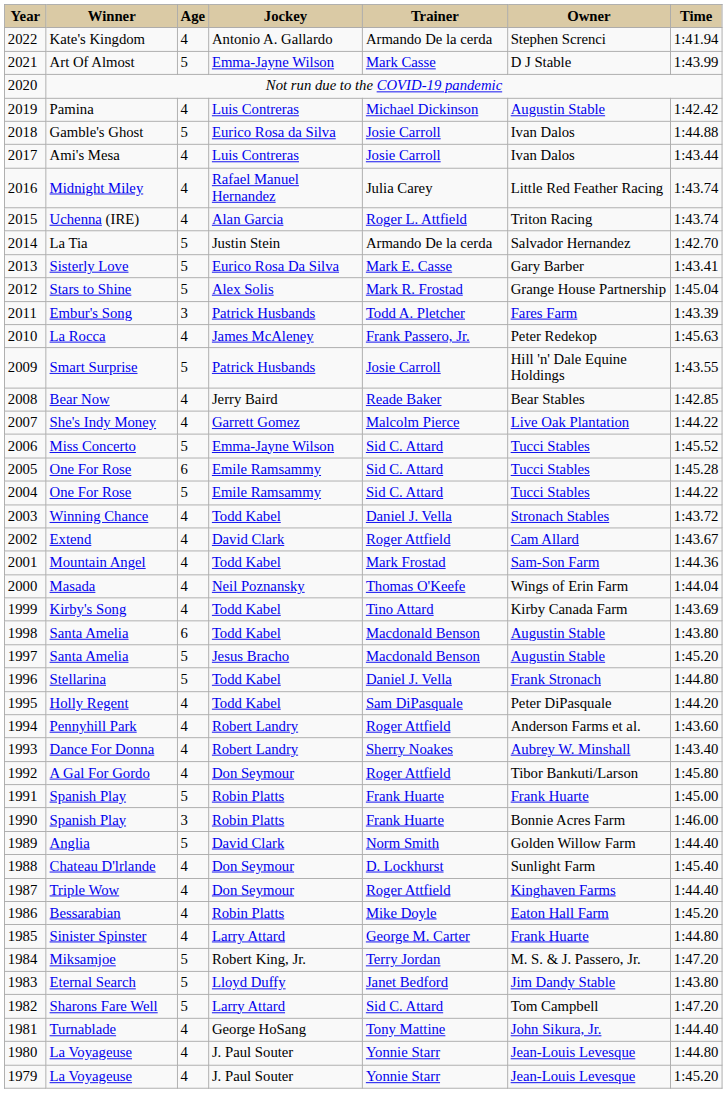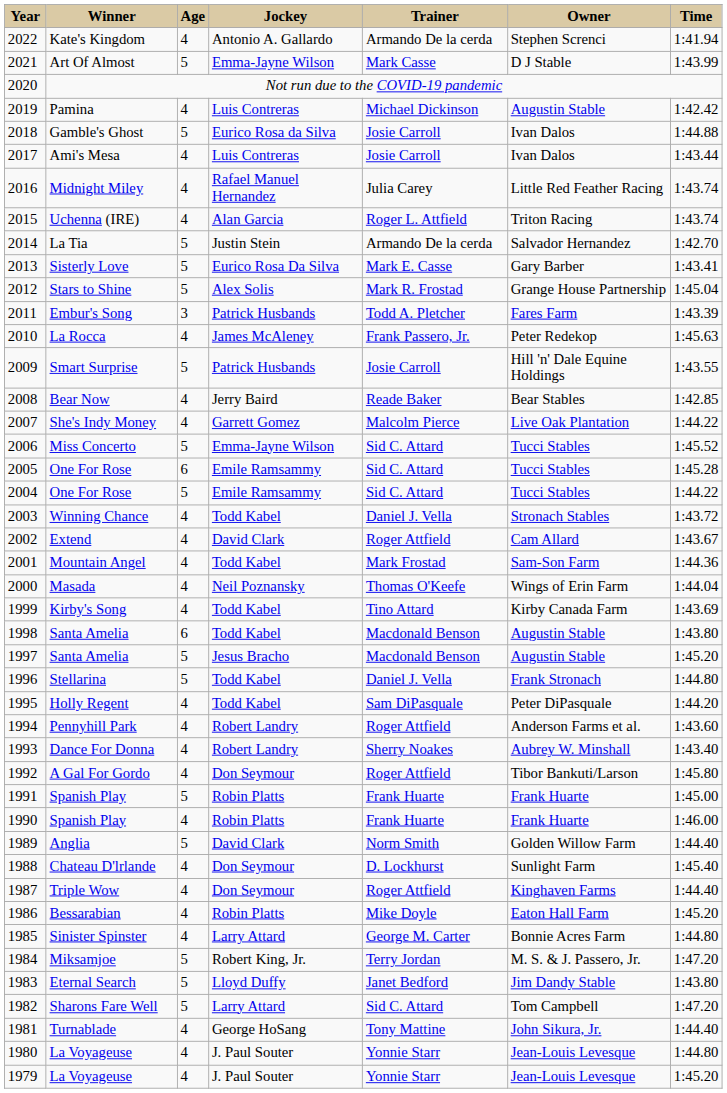(184, 819) 3 -> (184, 819) 4
(568, 819) Bonnie Acres Farm -> (550, 819) Frank Huarte
(550, 936) Frank Huarte -> (568, 936) Bonnie Acres Farm
